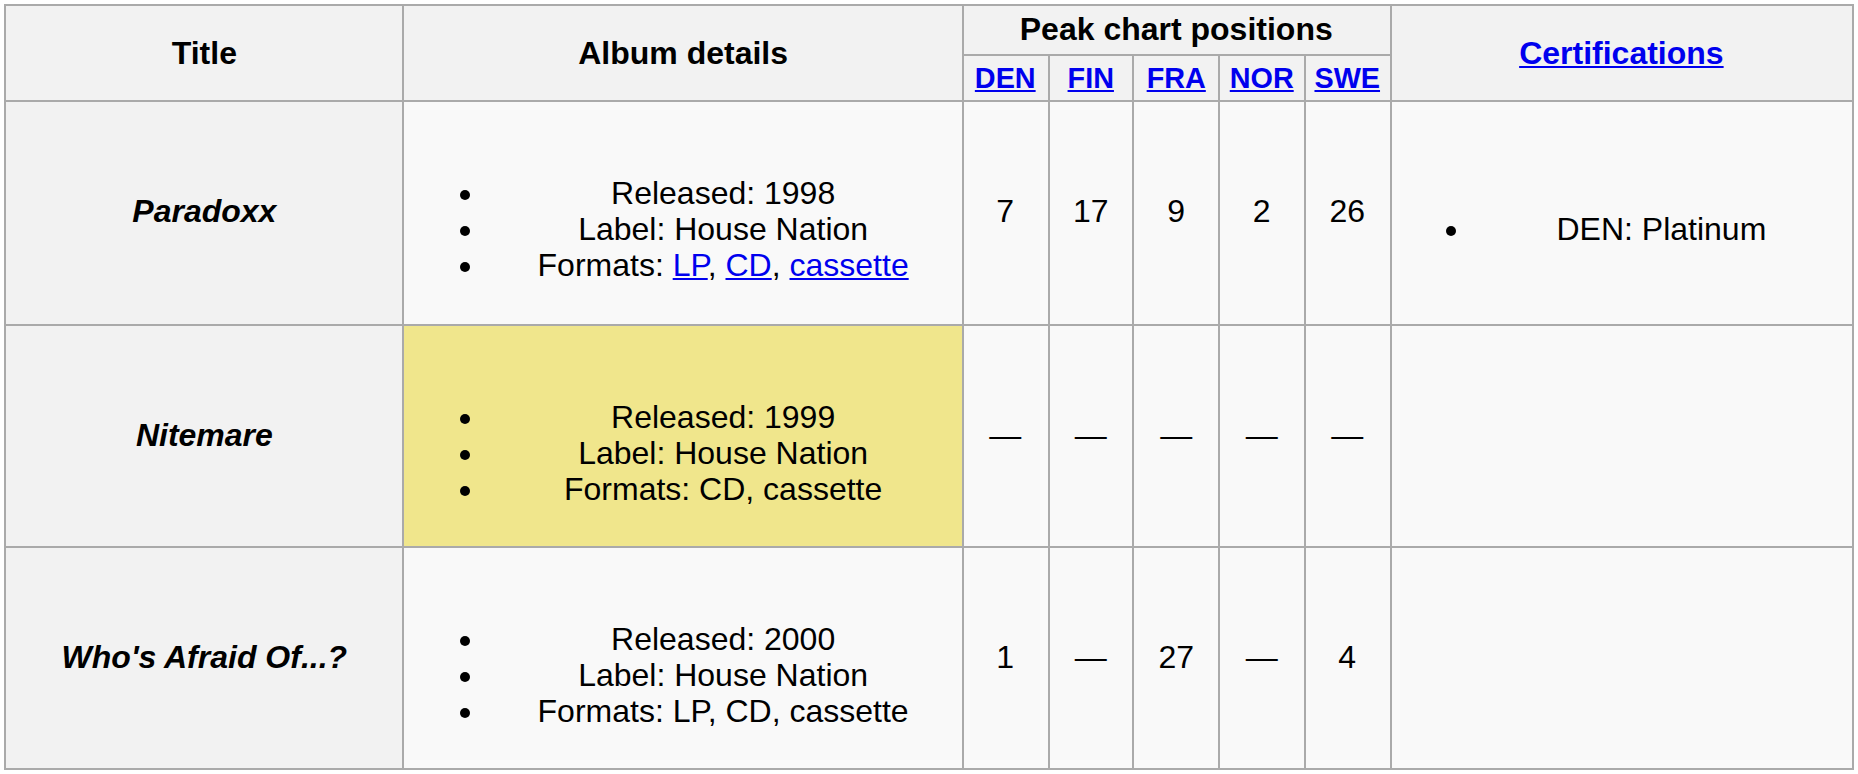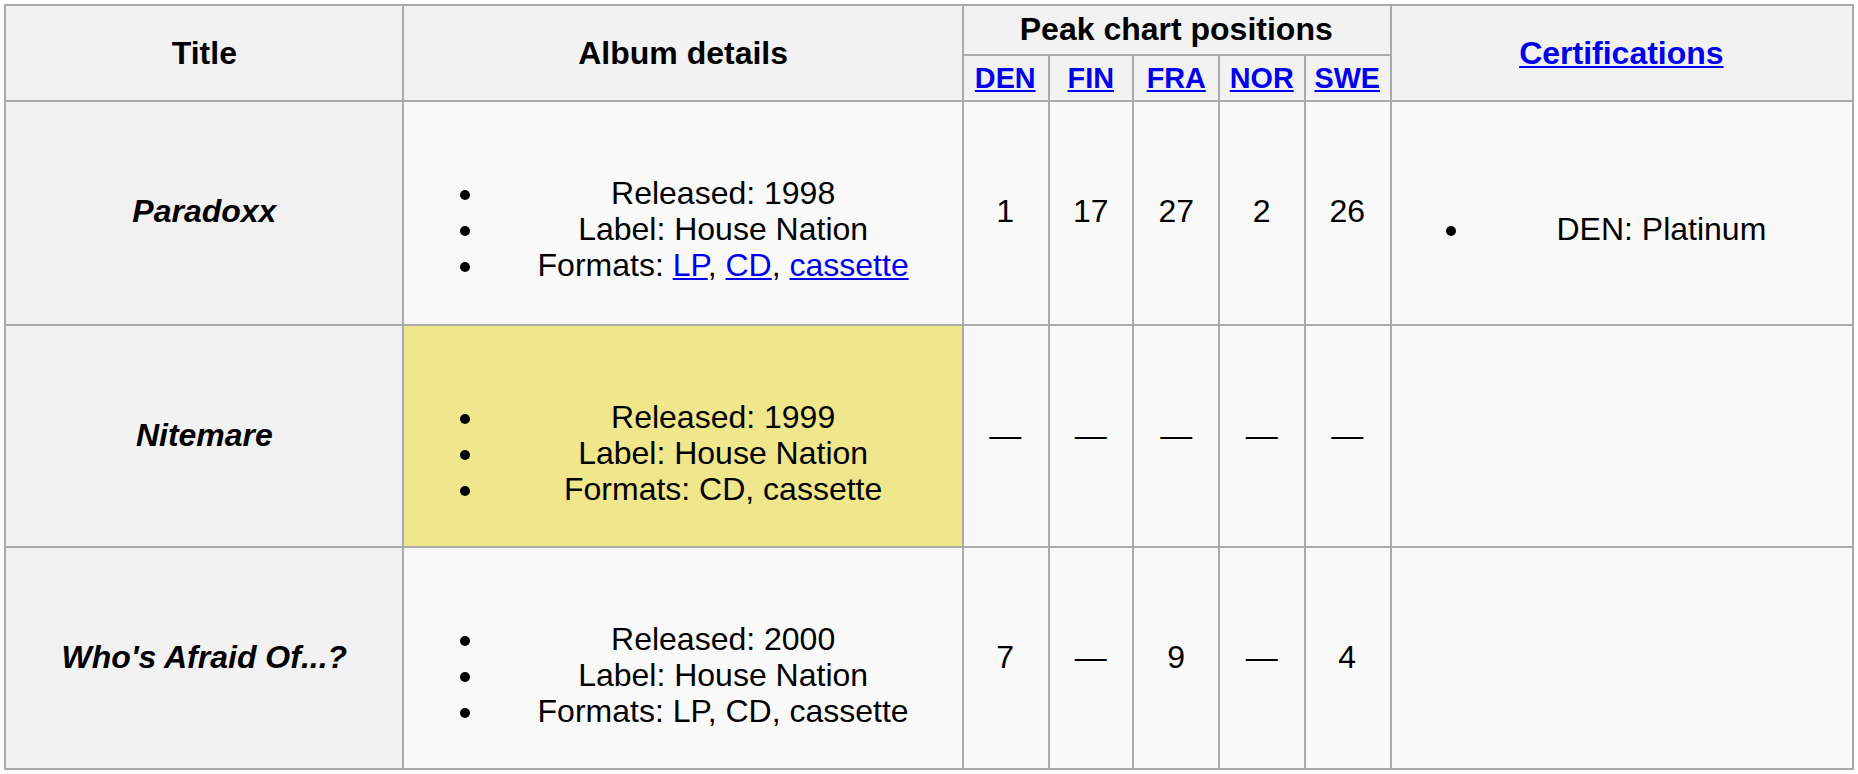(1005, 212) 7 -> (1005, 212) 1
(1176, 212) 9 -> (1176, 212) 27
(1005, 657) 1 -> (1005, 657) 7
(1176, 657) 27 -> (1176, 657) 9
